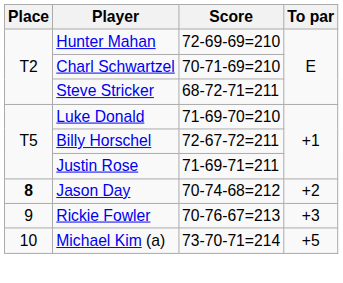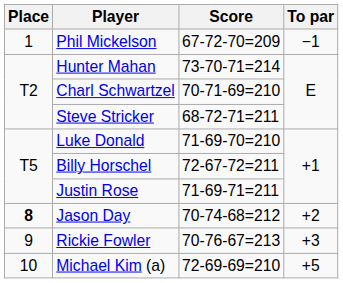+ row: (106, 41)
(231, 41) 72-69-69=210 -> (231, 66) 73-70-71=214
(231, 240) 73-70-71=214 -> (231, 265) 72-69-69=210
